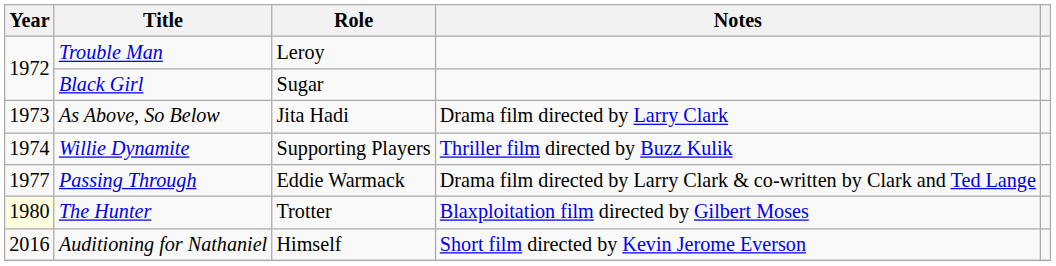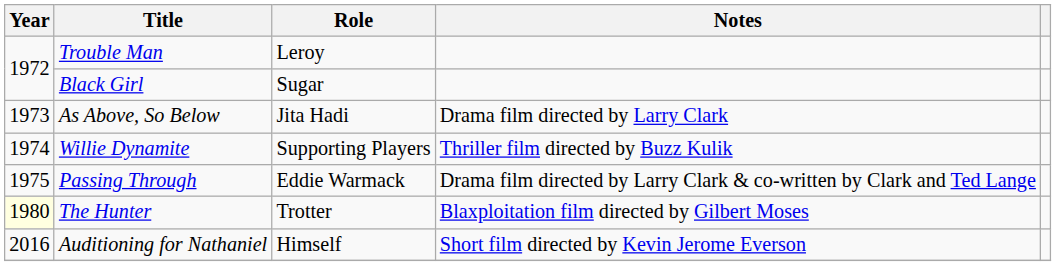(29, 180) 1977 -> (29, 180) 1975
